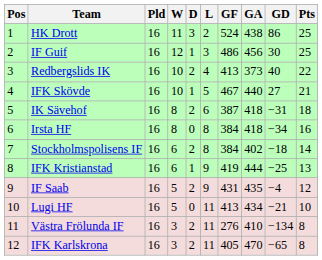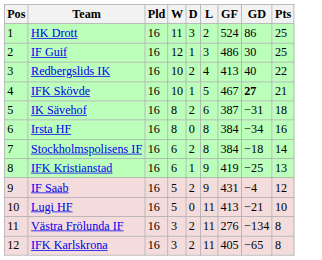- column: (253, 14)
(274, 91) normal -> (250, 91) bold
